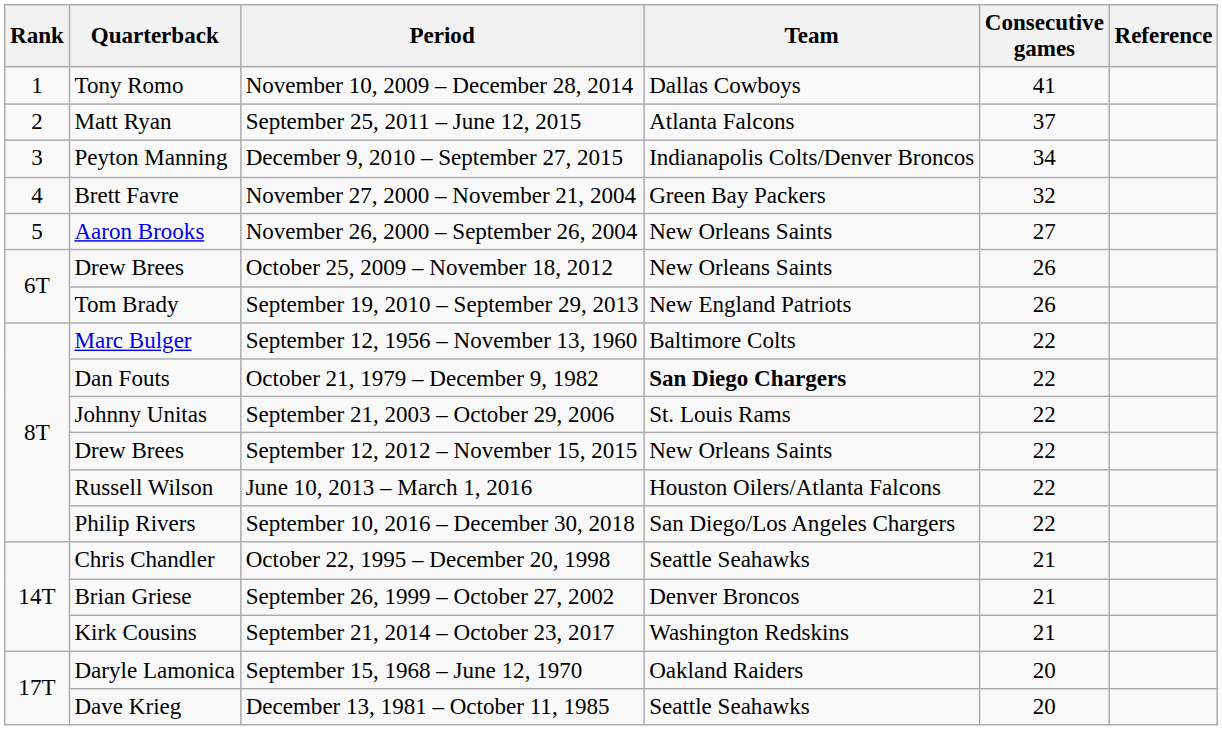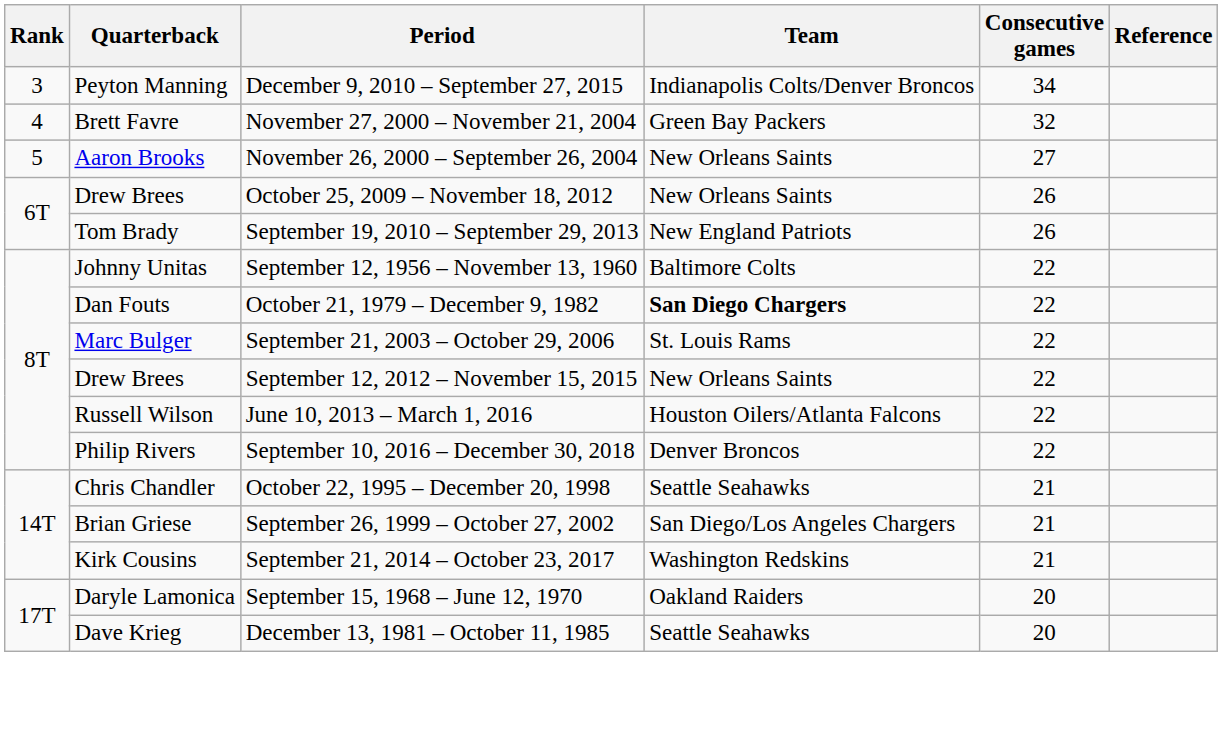- row: (439, 85)
- row: (414, 121)
(133, 341) Marc Bulger -> (141, 267) Johnny Unitas
(141, 414) Johnny Unitas -> (133, 341) Marc Bulger
(802, 523) San Diego/Los Angeles Chargers -> (724, 450) Denver Broncos
(724, 596) Denver Broncos -> (802, 523) San Diego/Los Angeles Chargers
